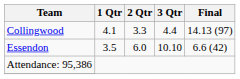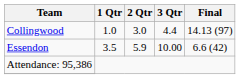(110, 30) 4.1 -> (110, 30) 1.0
(140, 30) 3.3 -> (140, 30) 3.0
(140, 47) 6.0 -> (140, 47) 5.9
(170, 47) 10.10 -> (170, 47) 10.00
